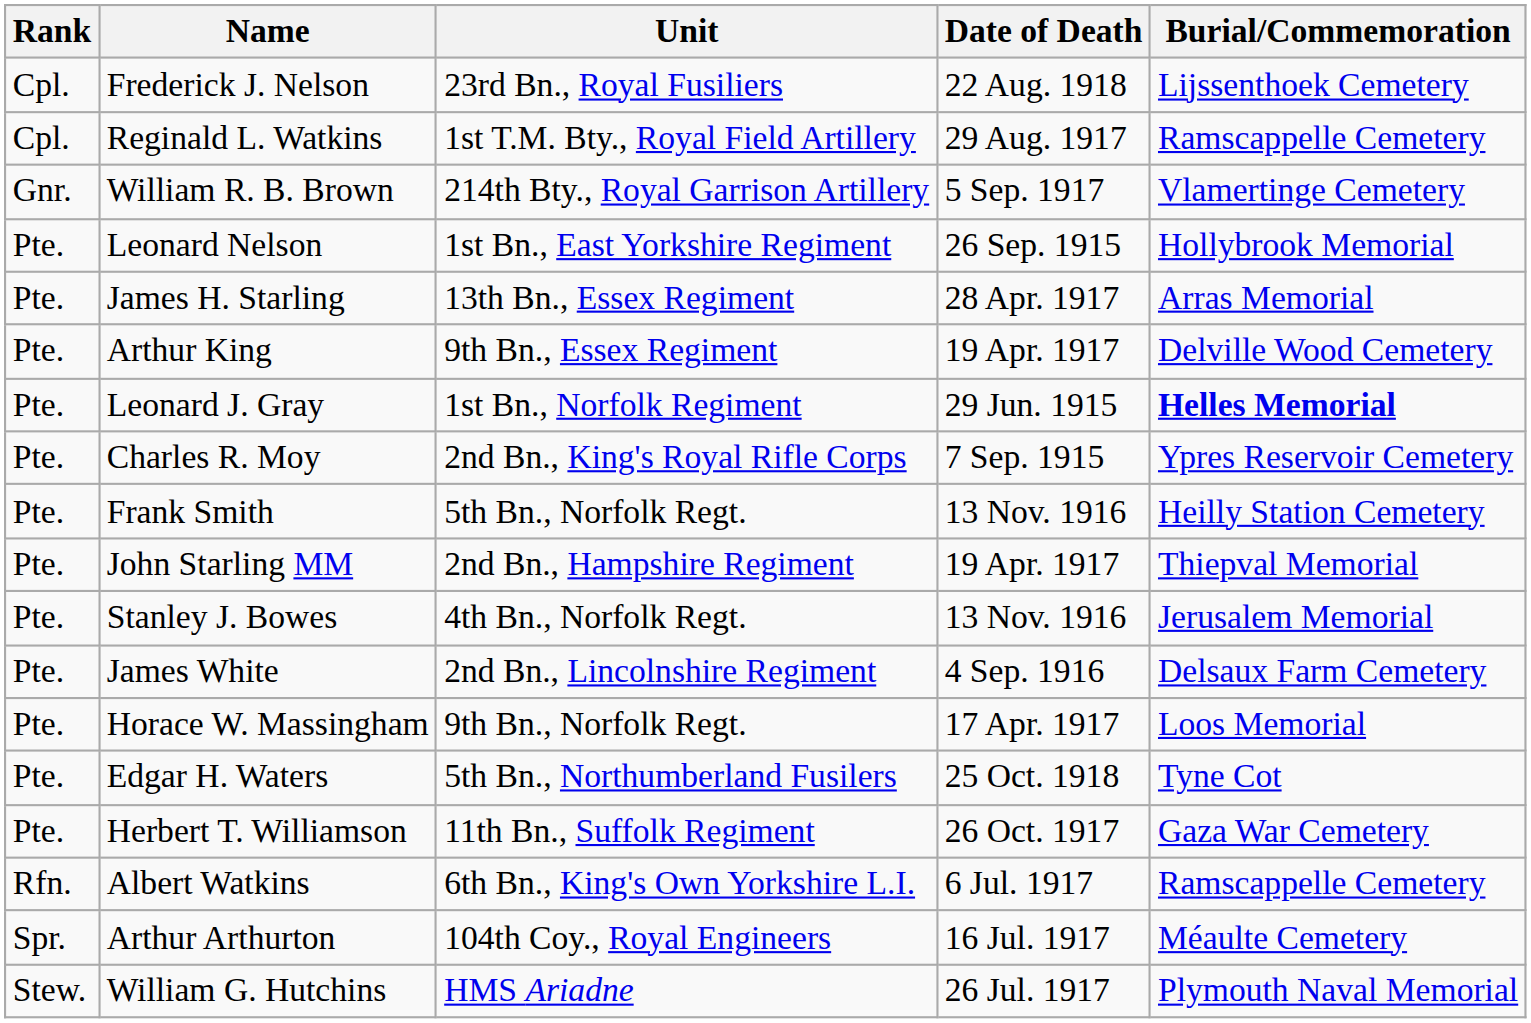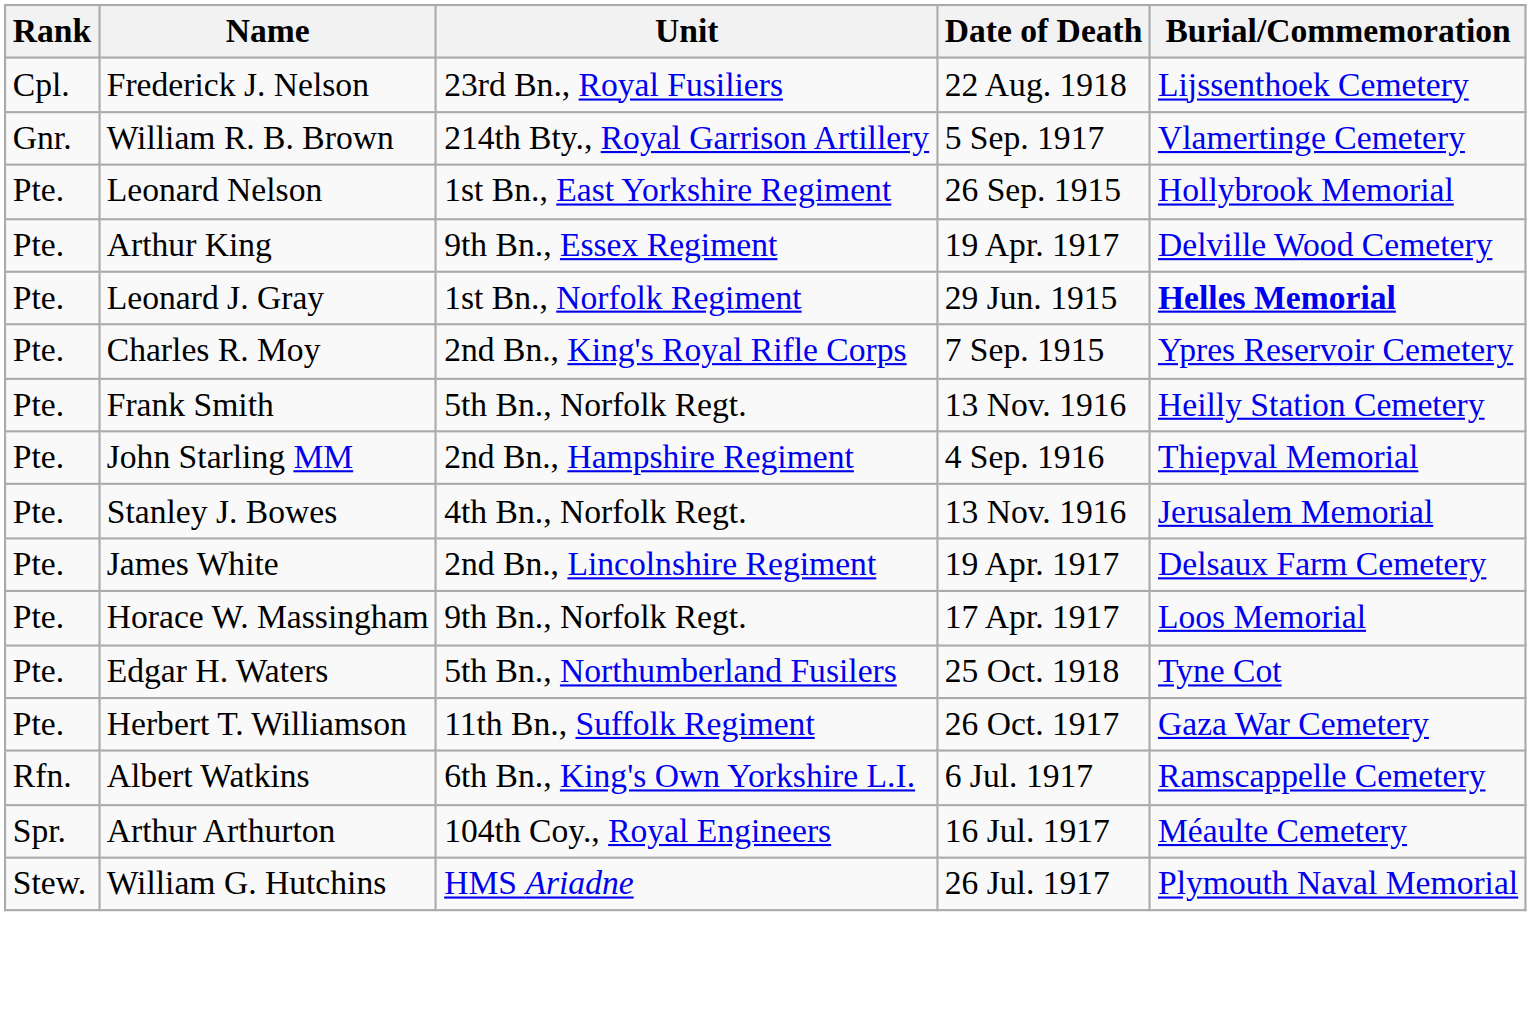- row: (245, 137)
- row: (226, 297)
(1032, 564) 19 Apr. 1917 -> (1024, 457) 4 Sep. 1916
(1024, 670) 4 Sep. 1916 -> (1032, 564) 19 Apr. 1917
